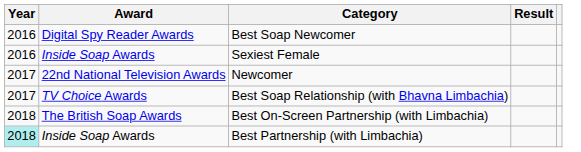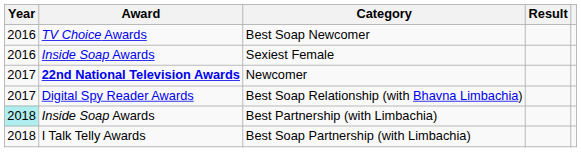(118, 34) Digital Spy Reader Awards -> (94, 34) TV Choice Awards
(134, 75) normal -> (141, 75) bold
(94, 95) TV Choice Awards -> (118, 95) Digital Spy Reader Awards
- row: (360, 116)
+ row: (358, 136)
